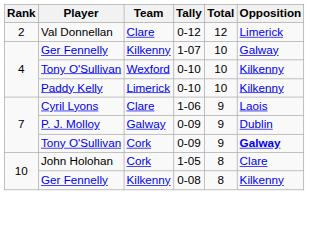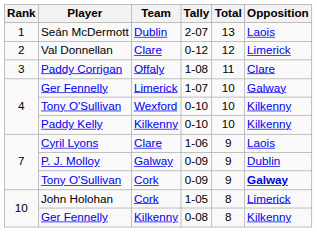+ row: (85, 32)
+ row: (82, 69)
(149, 50) Kilkenny -> (156, 87) Limerick
(148, 87) Limerick -> (156, 124) Kilkenny
(254, 161) Clare -> (269, 198) Limerick
